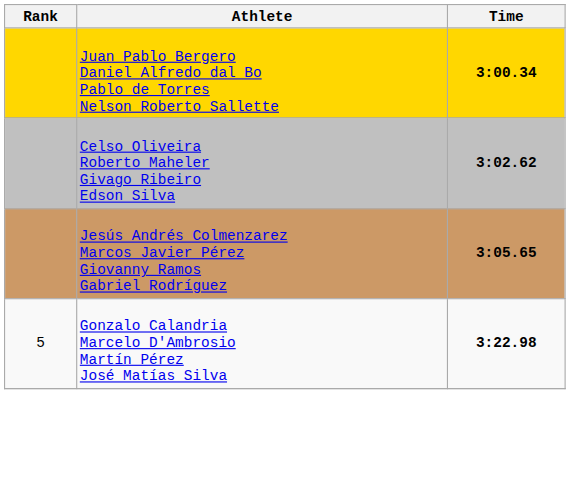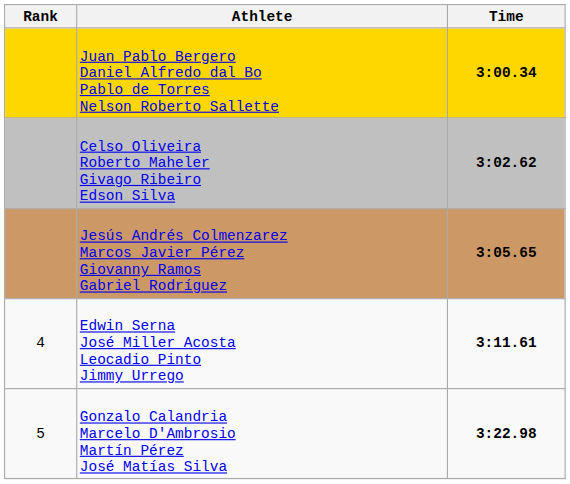+ row: (158, 352)
